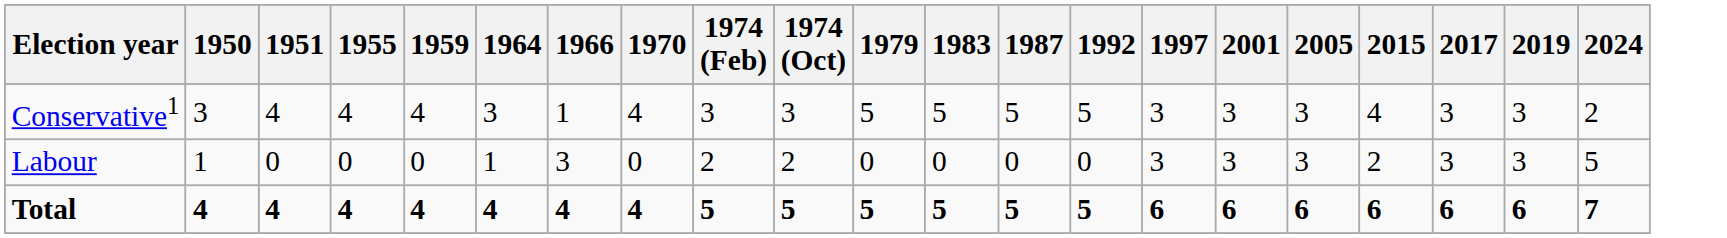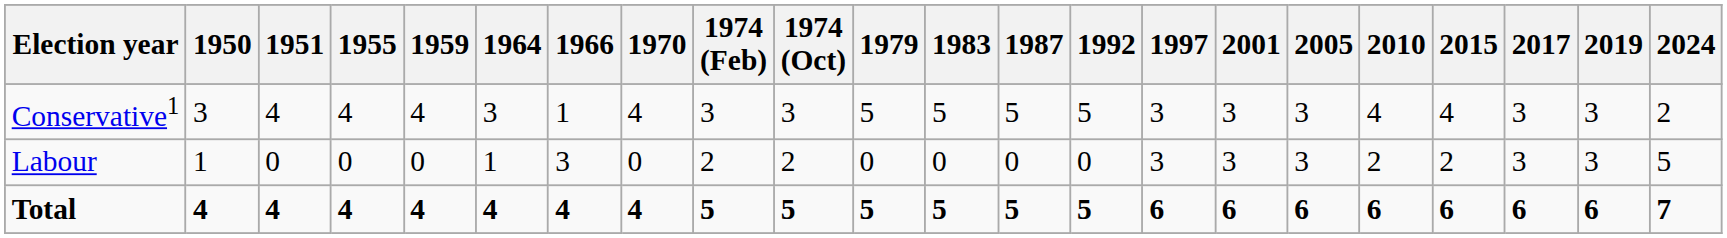+ column: (1396, 44)
